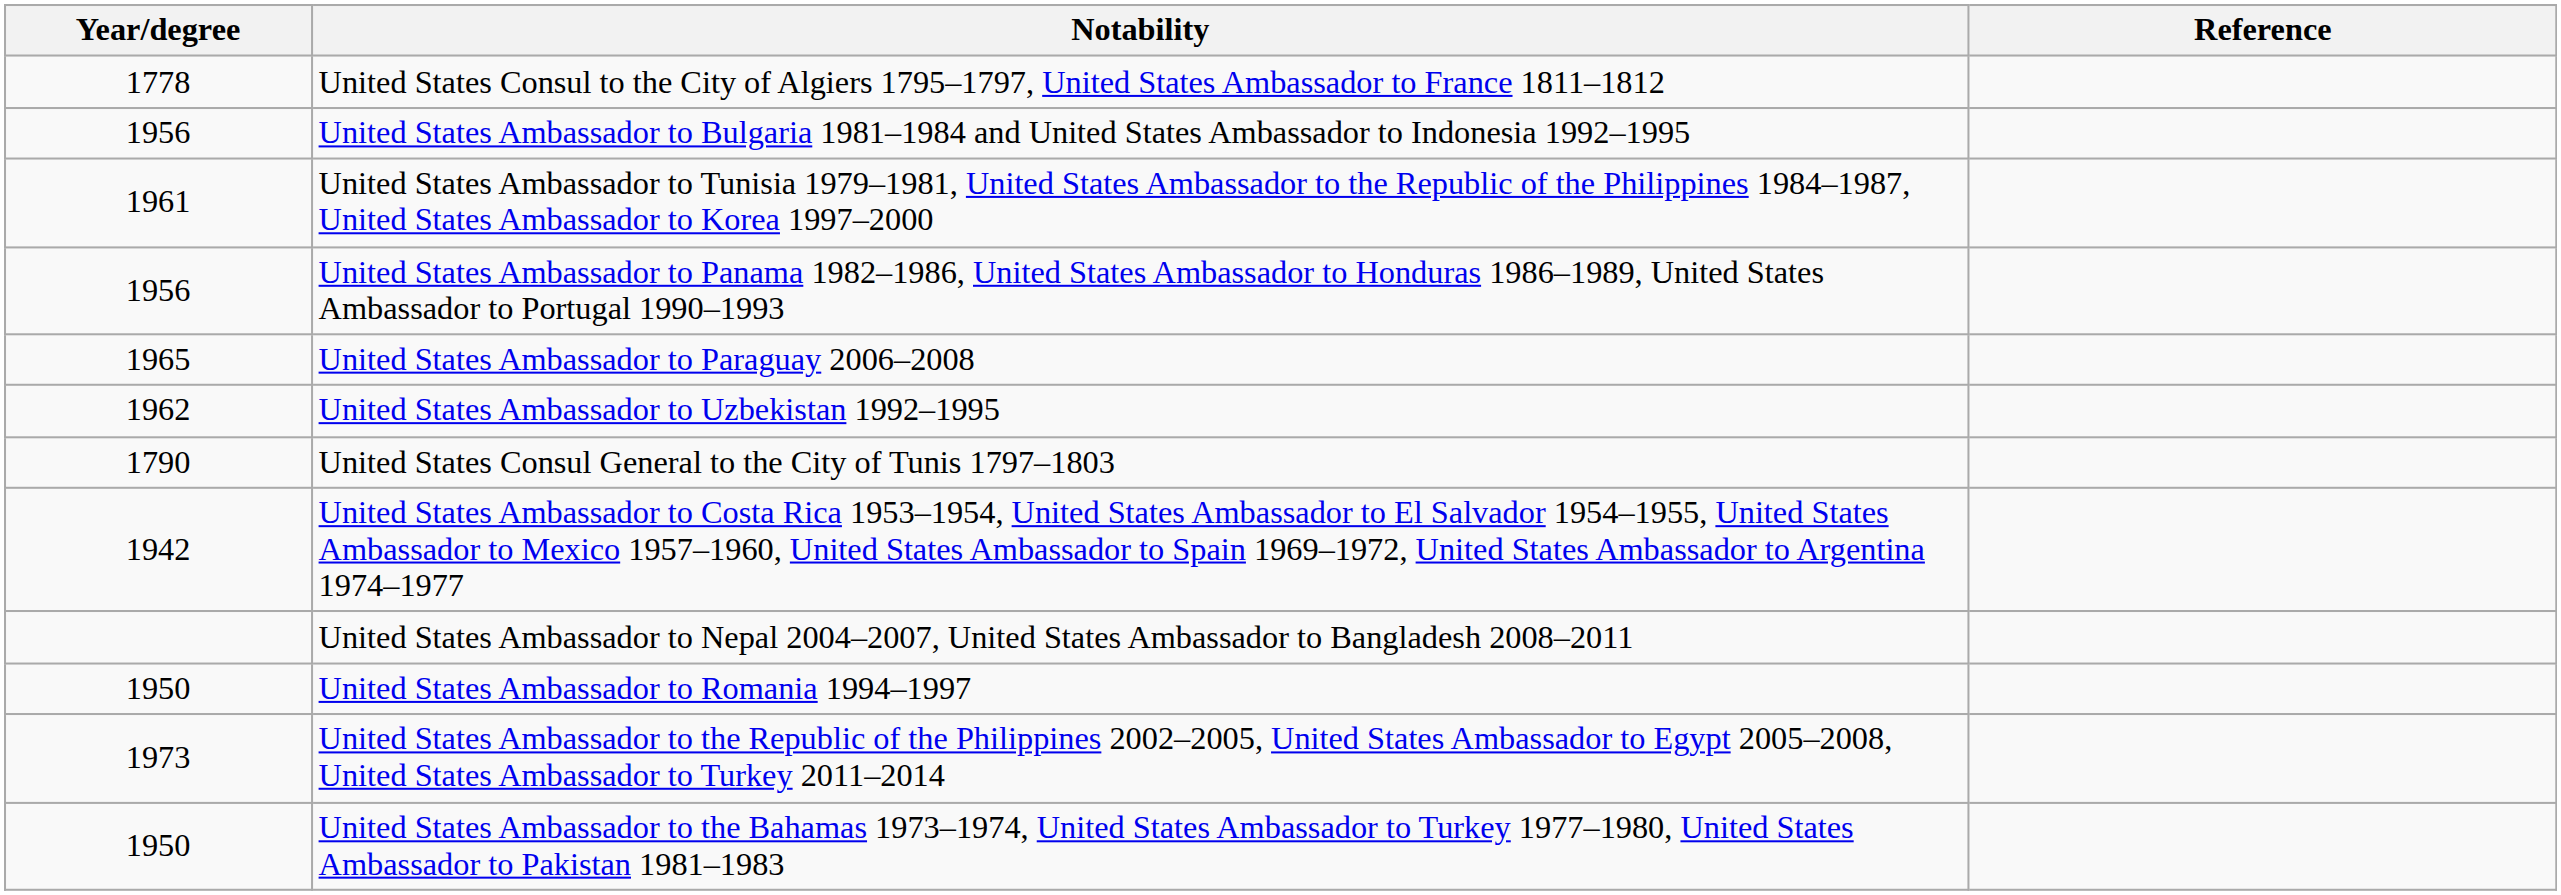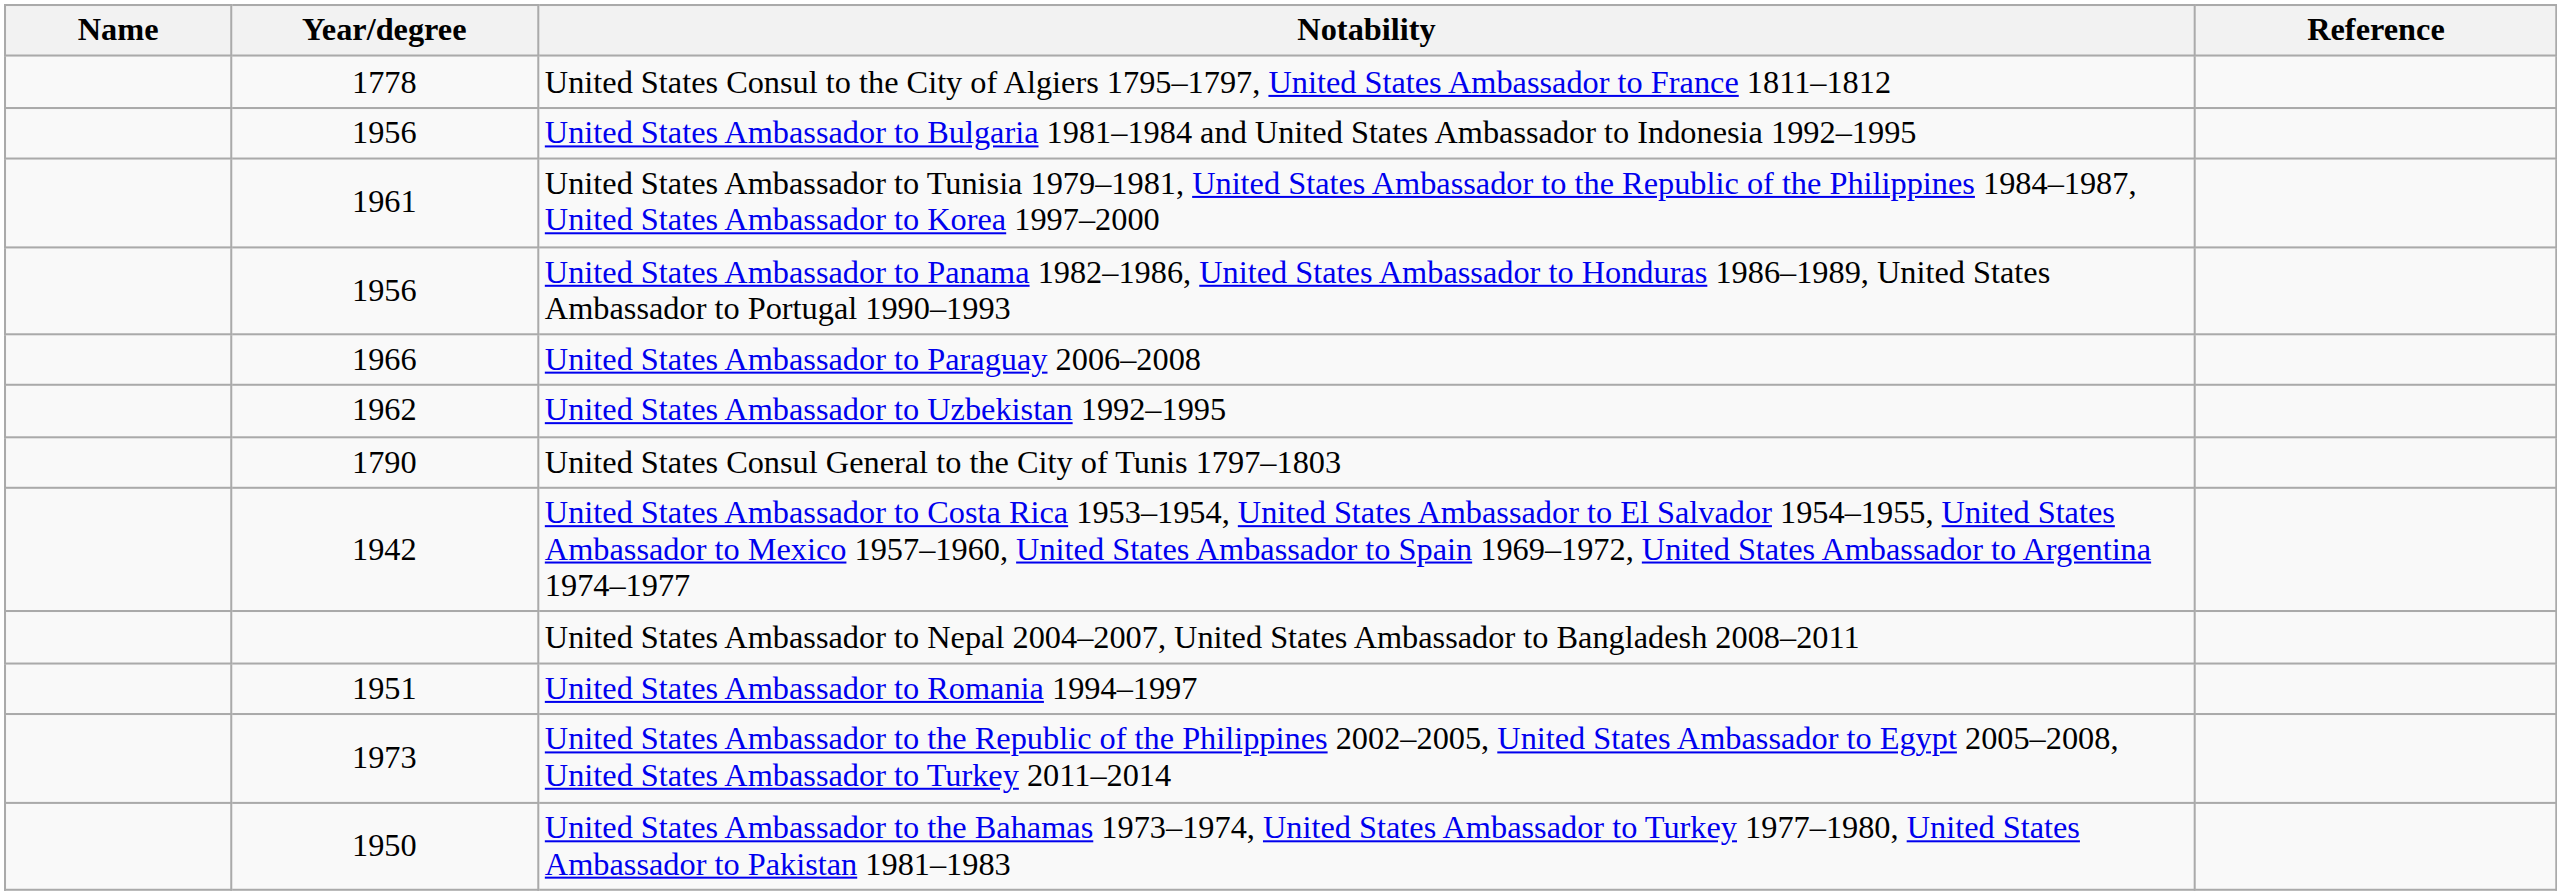+ column: (118, 30)
(158, 359) 1965 -> (384, 359) 1966
(158, 688) 1950 -> (384, 688) 1951
